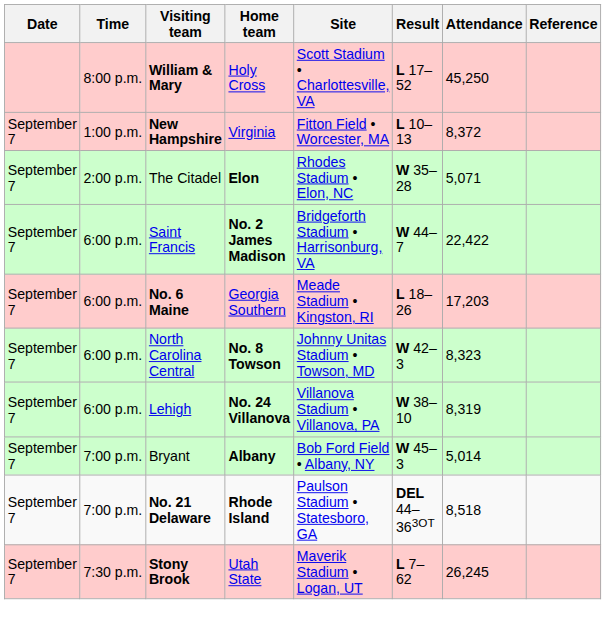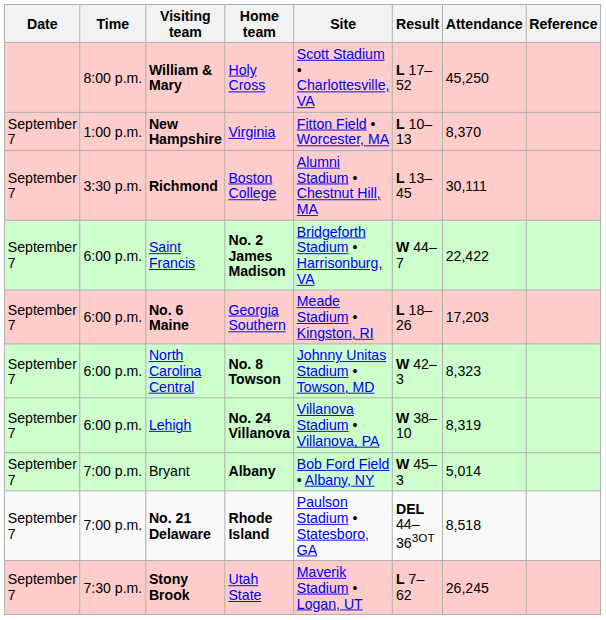(463, 132) 8,372 -> (463, 132) 8,370
- row: (185, 178)
+ row: (183, 186)
